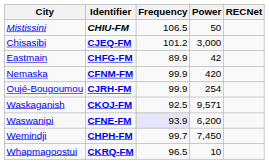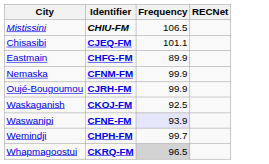- column: (207, 12)
(175, 43) 101.2 -> (175, 43) 101.1
(178, 151) no background -> (178, 151) lightgrey background
